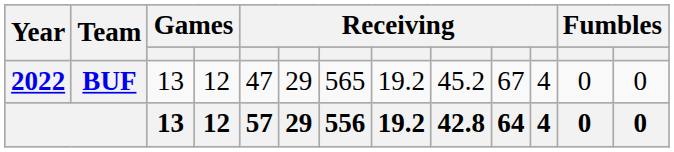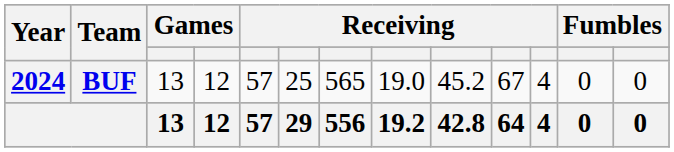(38, 81) 2022 -> (38, 81) 2024
(259, 81) 47 -> (259, 81) 57
(299, 81) 29 -> (299, 81) 25
(401, 81) 19.2 -> (401, 81) 19.0
